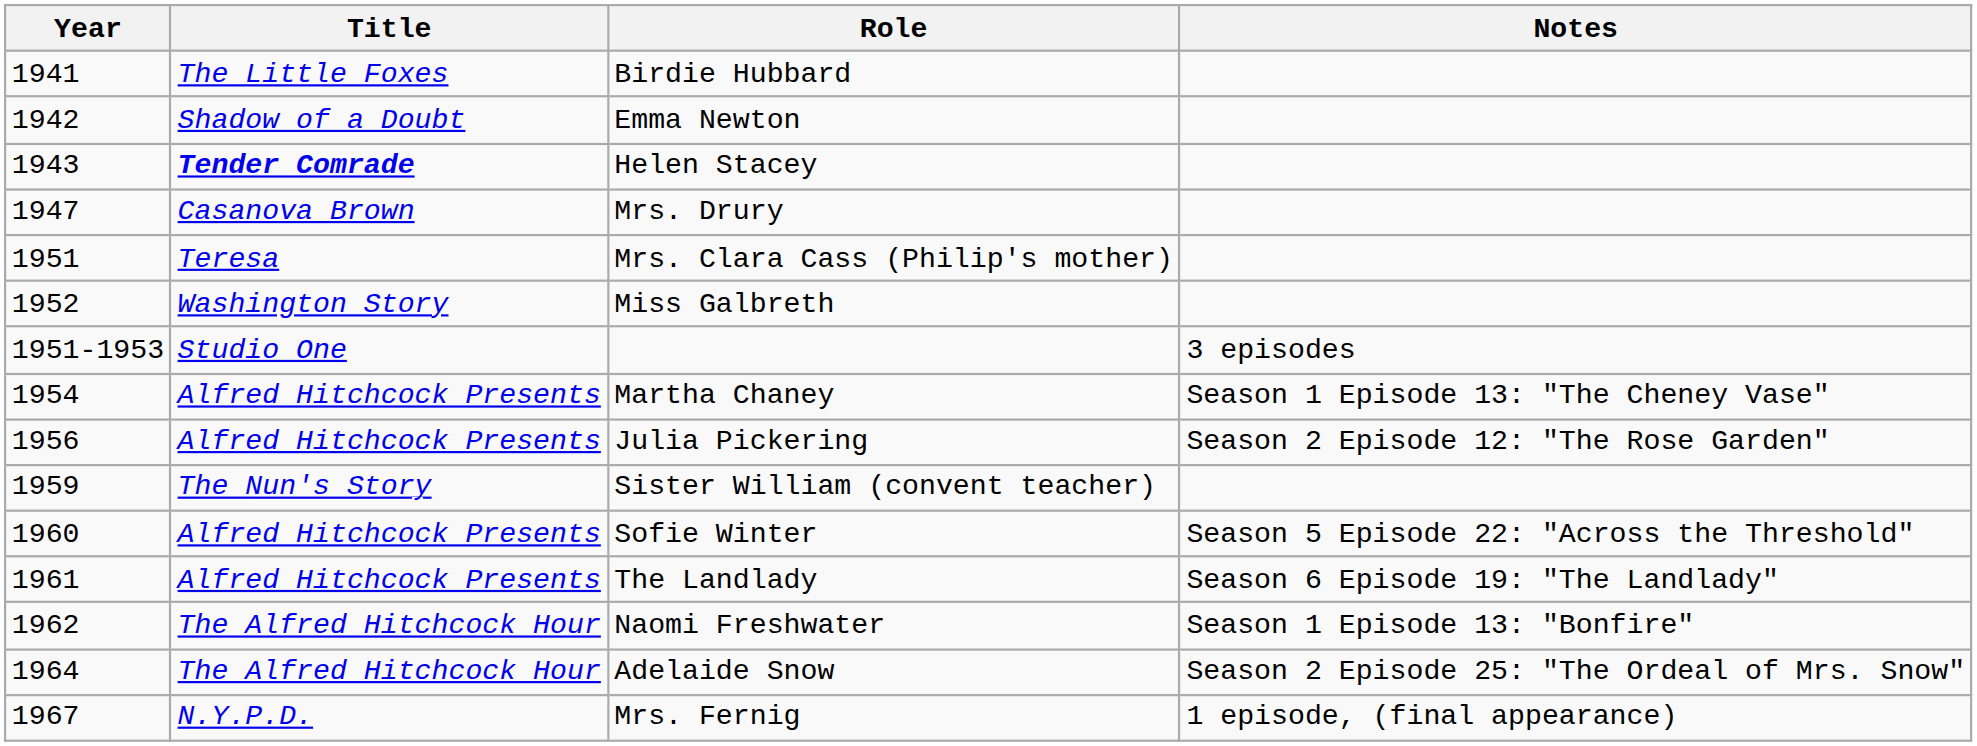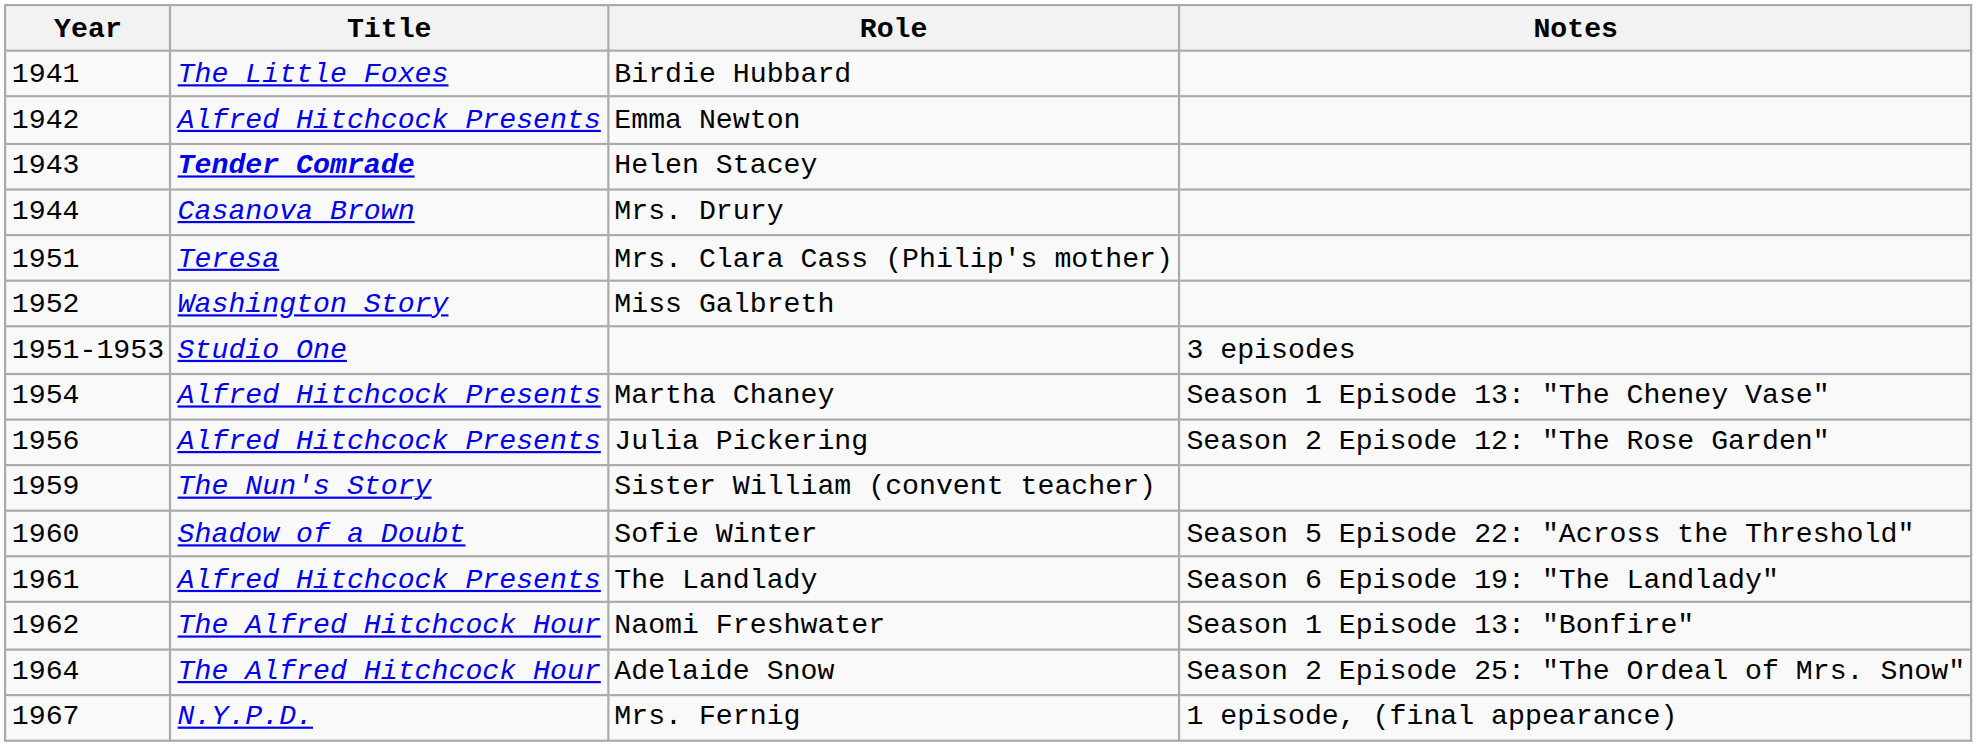(321, 120) Shadow of a Doubt -> (389, 120) Alfred Hitchcock Presents
(46, 212) 1947 -> (46, 212) 1944
(389, 534) Alfred Hitchcock Presents -> (321, 534) Shadow of a Doubt
